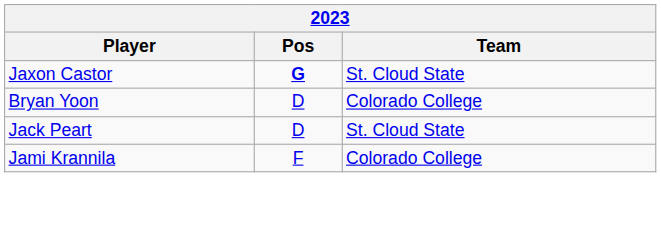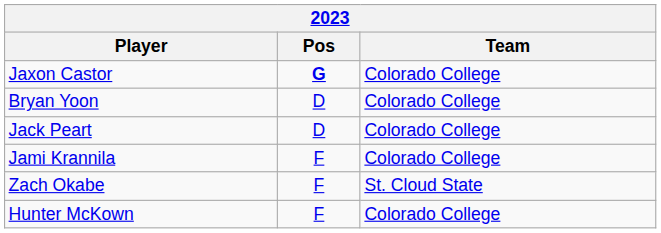(405, 74) St. Cloud State -> (432, 74) Colorado College
(405, 130) St. Cloud State -> (432, 130) Colorado College
+ row: (57, 185)
+ row: (71, 213)
